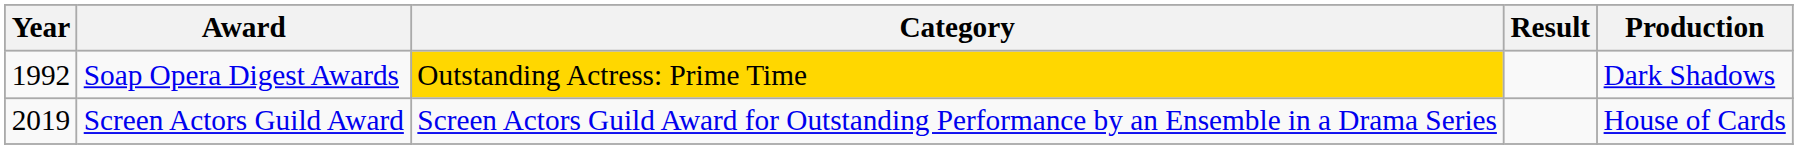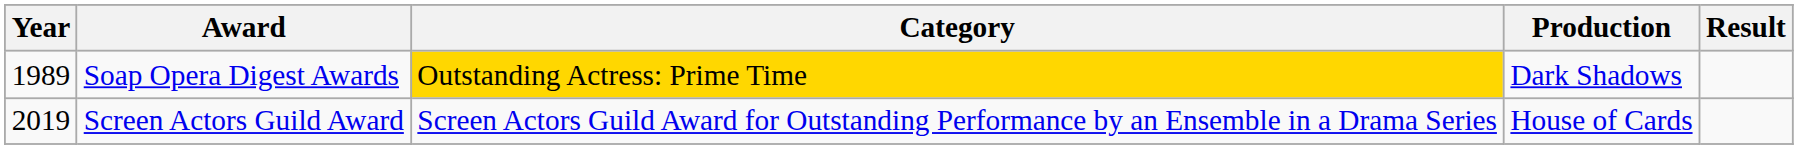columns swapped: (1695, 27) <-> (1550, 27)
(41, 74) 1992 -> (41, 74) 1989
